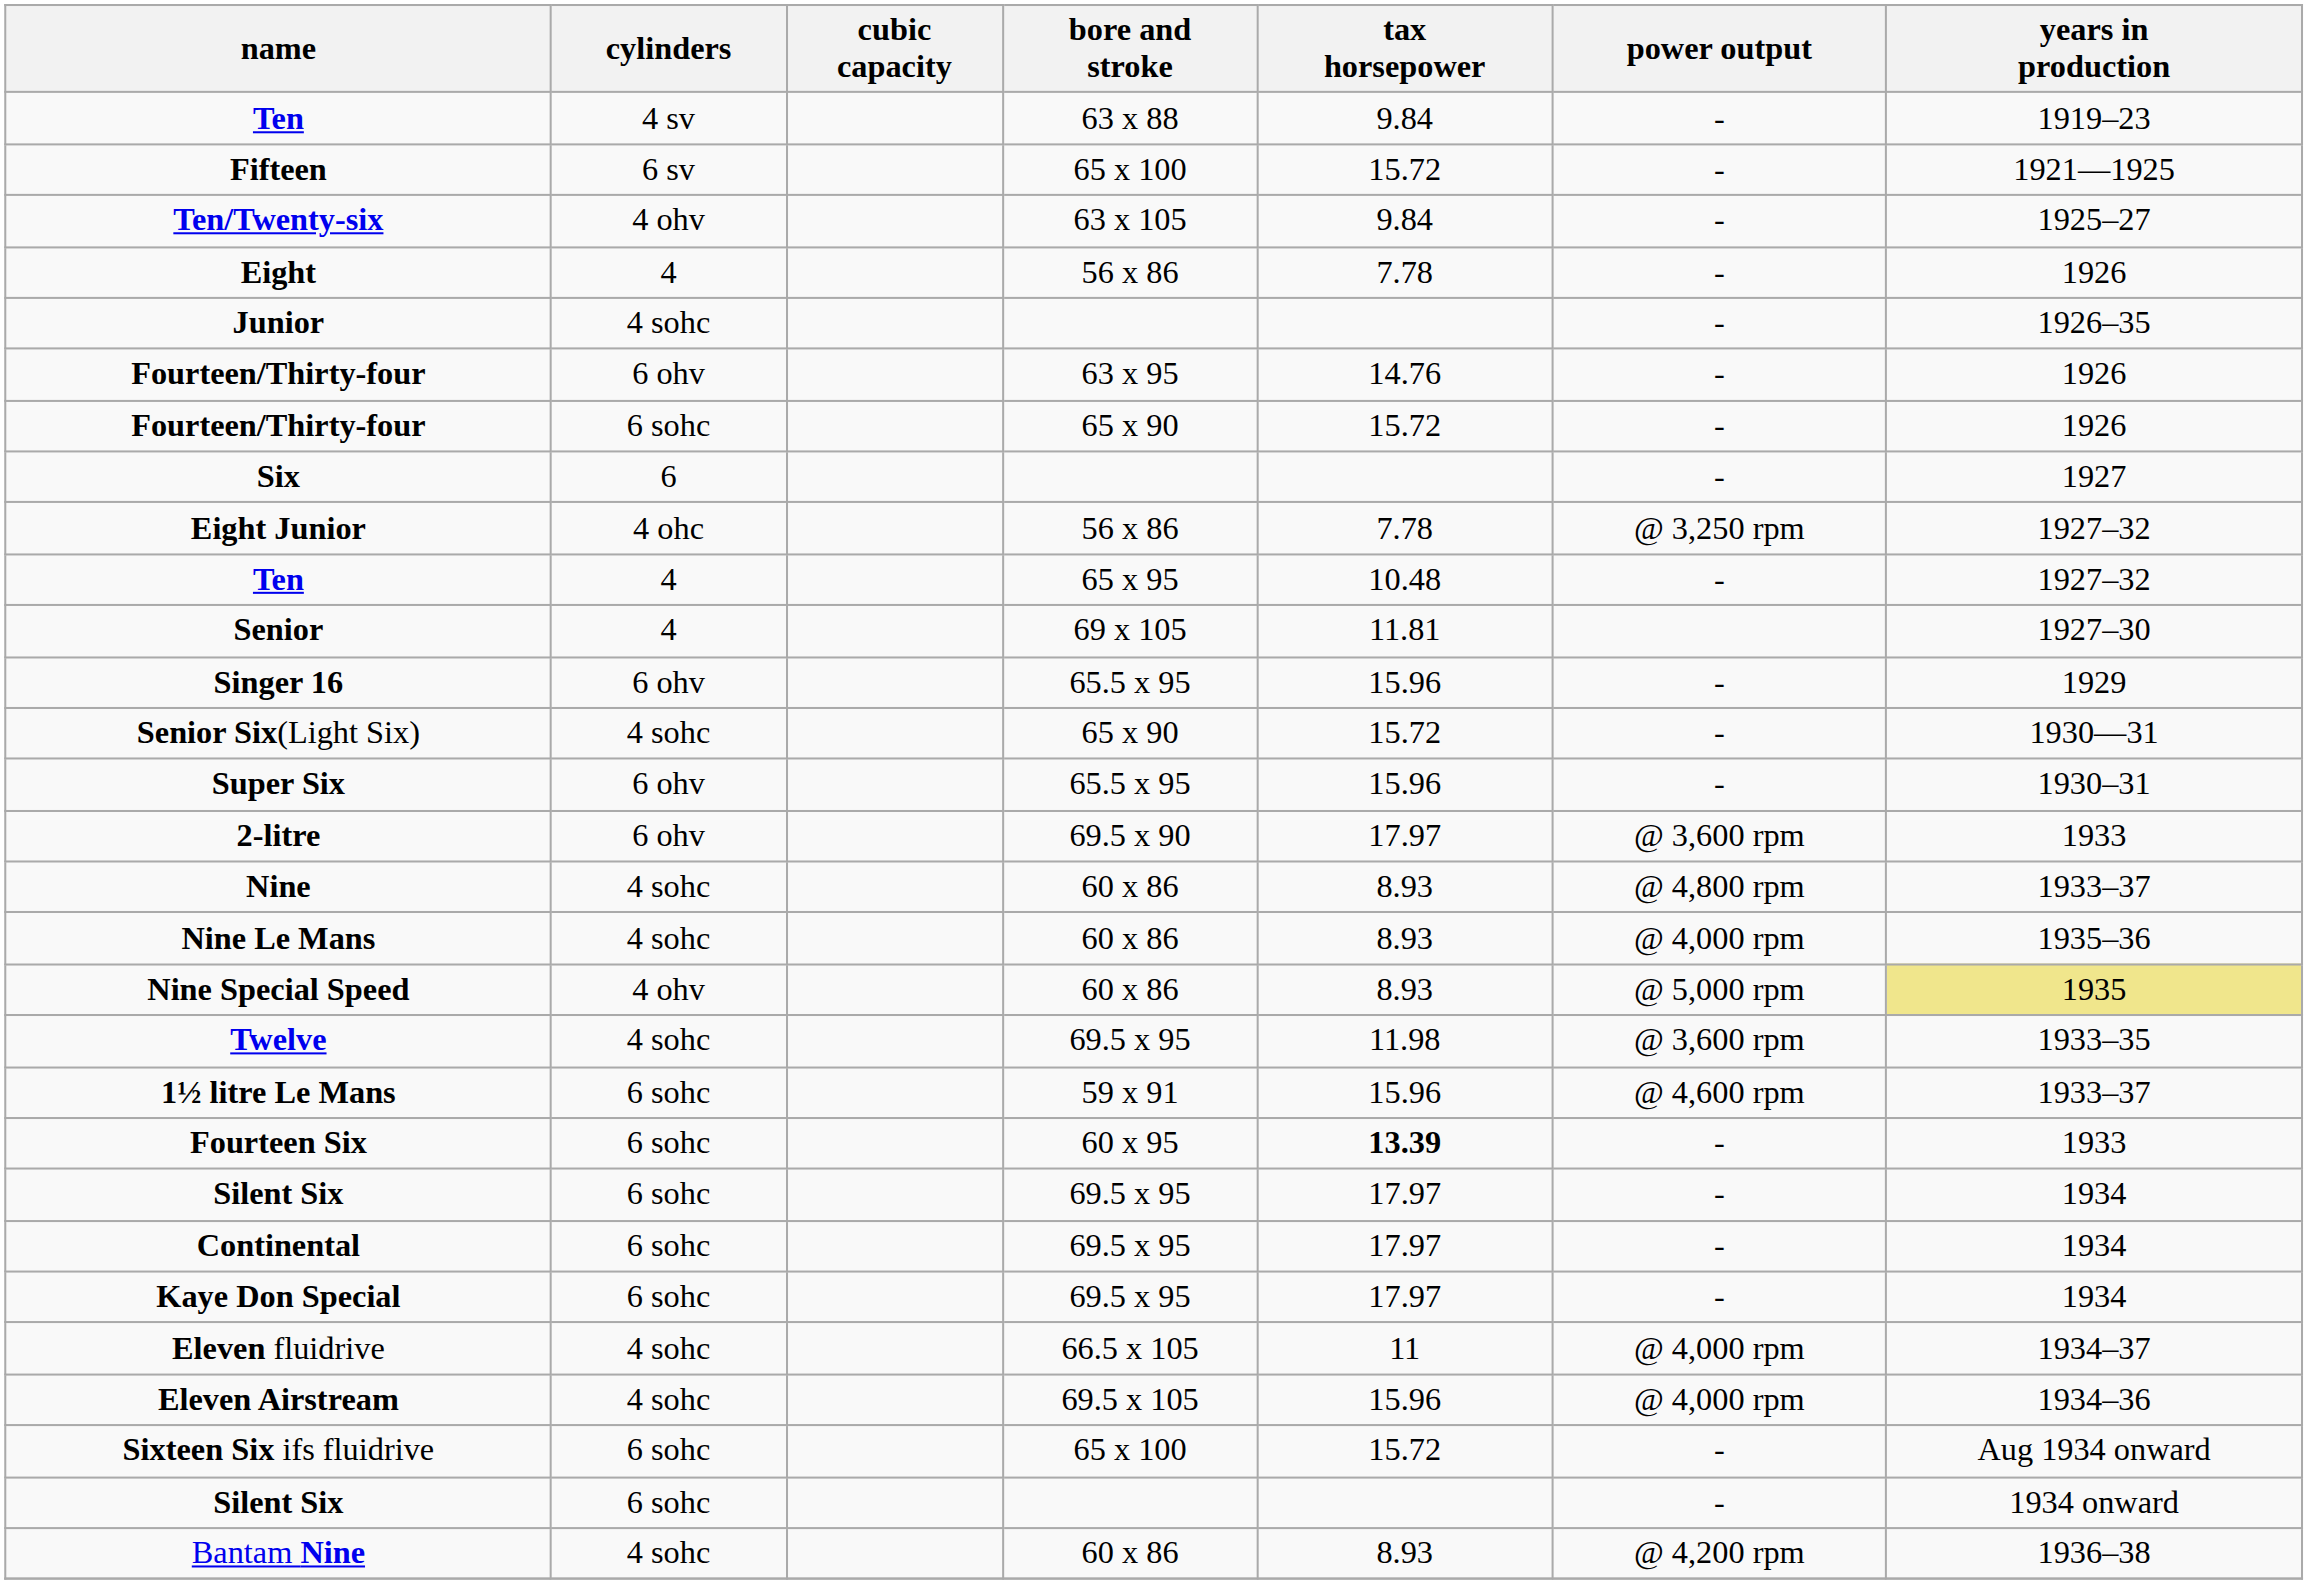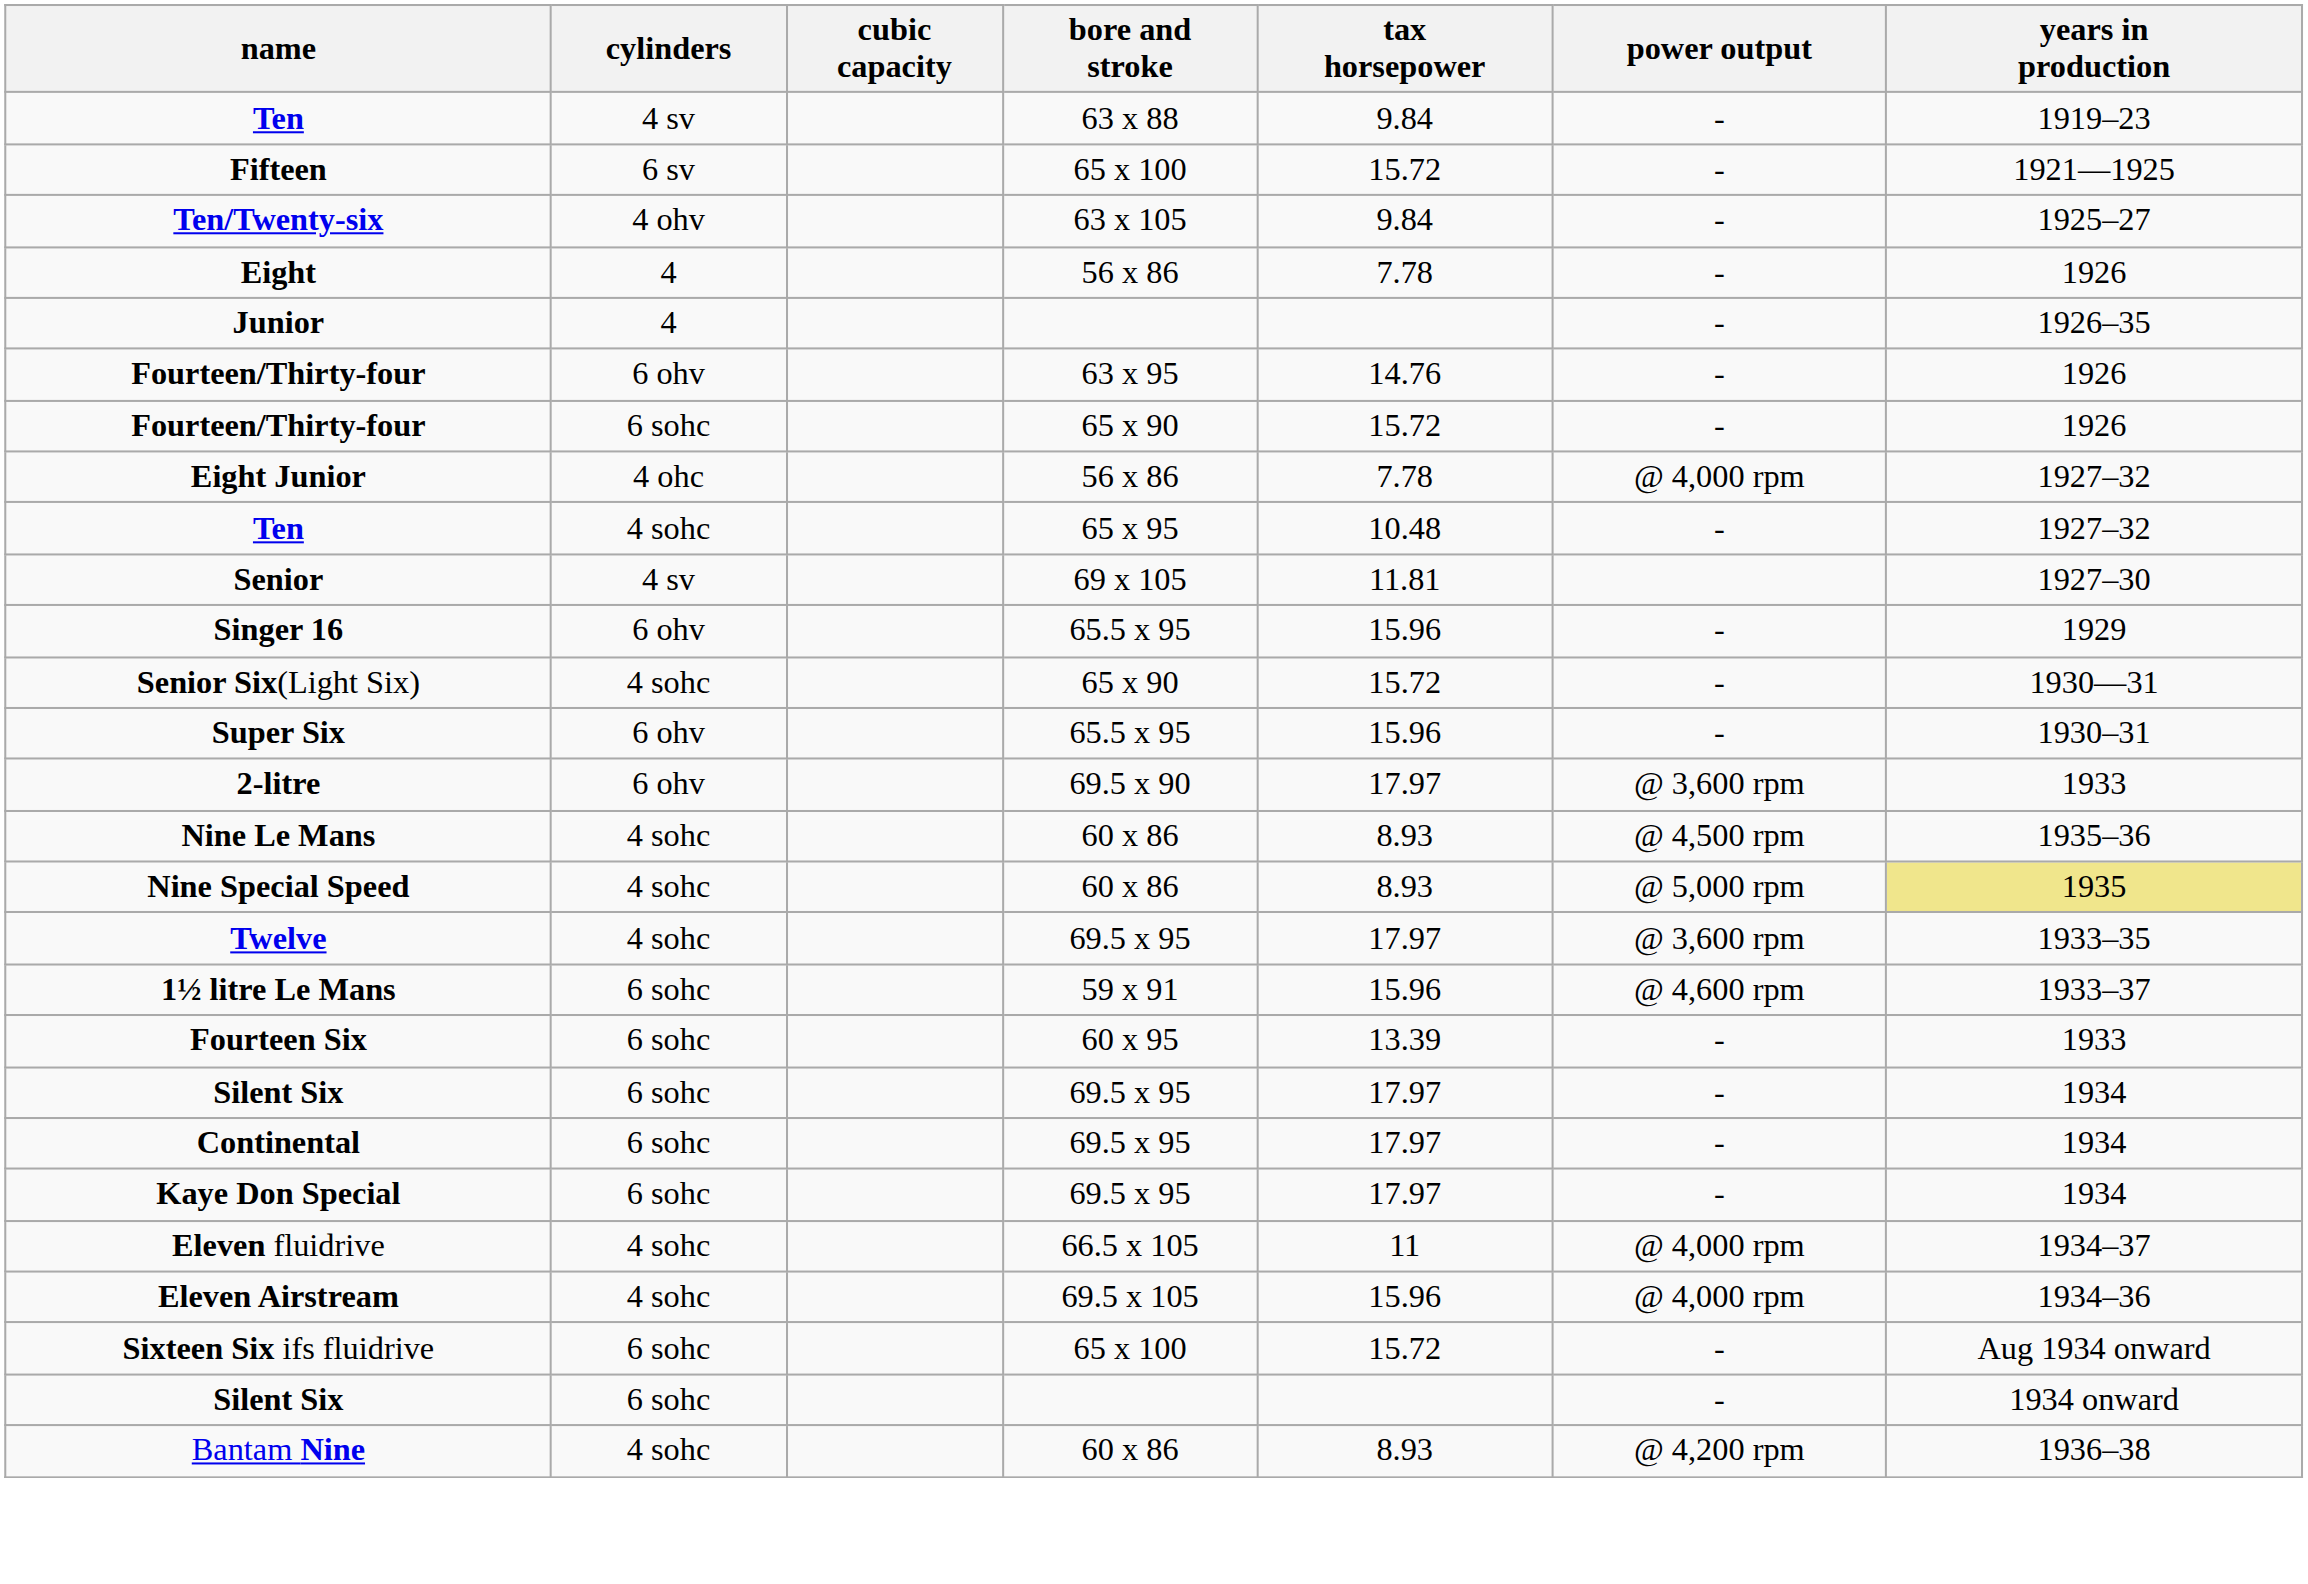(669, 322) 4 sohc -> (669, 322) 4
- row: (278, 476)
(1719, 527) @ 3,250 rpm -> (1719, 476) @ 4,000 rpm
(669, 579) 4 -> (669, 527) 4 sohc
(669, 630) 4 -> (669, 579) 4 sv
- row: (278, 886)
(1719, 937) @ 4,000 rpm -> (1719, 835) @ 4,500 rpm
(669, 989) 4 ohv -> (669, 886) 4 sohc
(1405, 1040) 11.98 -> (1405, 937) 17.97
(1405, 1142) bold -> (1405, 1040) normal
